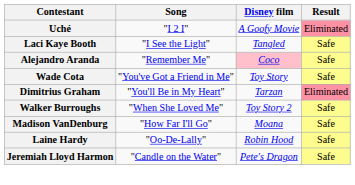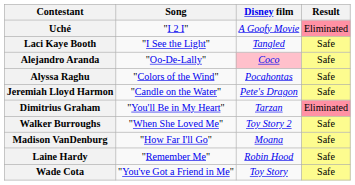(176, 60) "Remember Me" -> (176, 60) "Oo-De-Lally"
+ row: (60, 76)
rows swapped: (60, 76) <-> (60, 156)
(176, 140) "Oo-De-Lally" -> (176, 156) "Remember Me"
